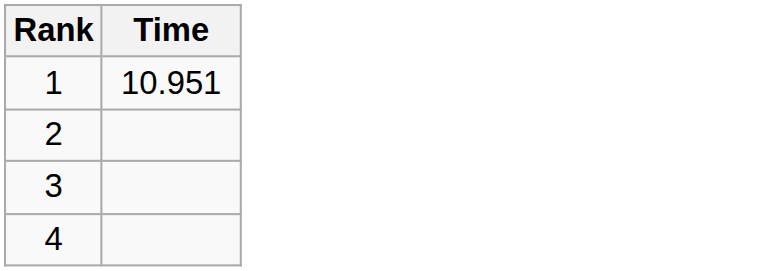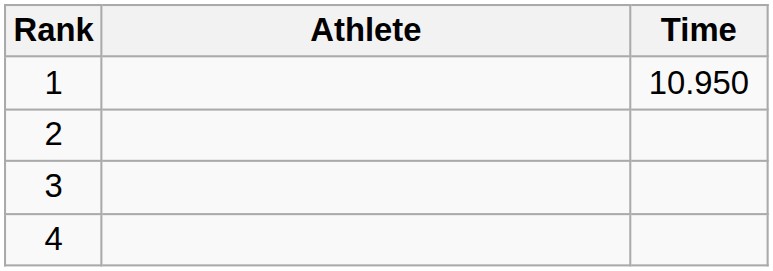+ column: (366, 30)
(171, 82) 10.951 -> (699, 82) 10.950
